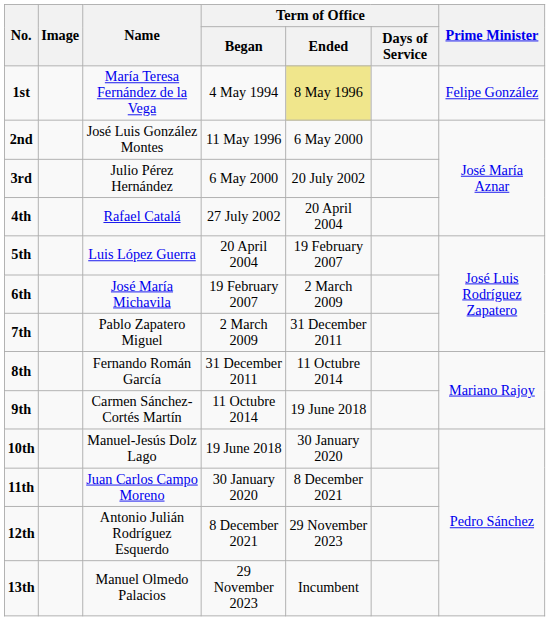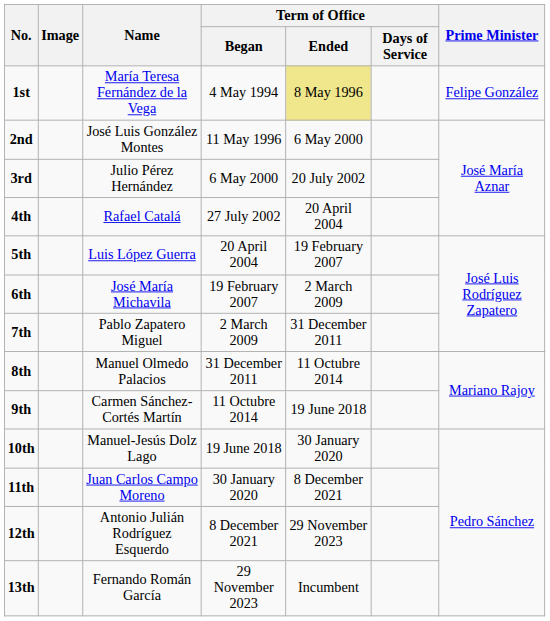(142, 371) Fernando Román García -> (142, 371) Manuel Olmedo Palacios
(142, 588) Manuel Olmedo Palacios -> (142, 588) Fernando Román García
